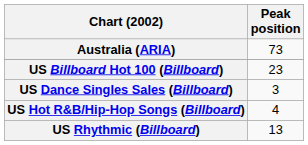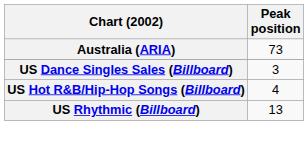- row: (126, 69)
